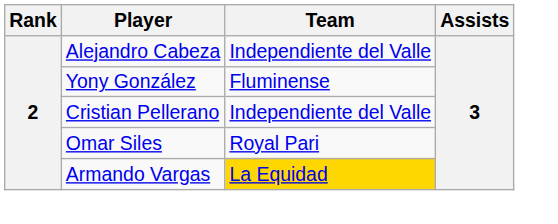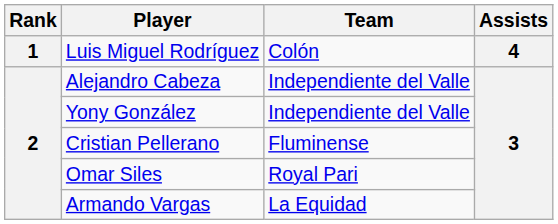+ row: (163, 51)
(280, 82) Fluminense -> (369, 113) Independiente del Valle
(330, 113) Independiente del Valle -> (318, 143) Fluminense
(279, 174) gold background -> (317, 205) no background
